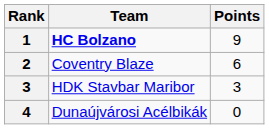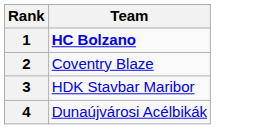- column: (237, 16)
